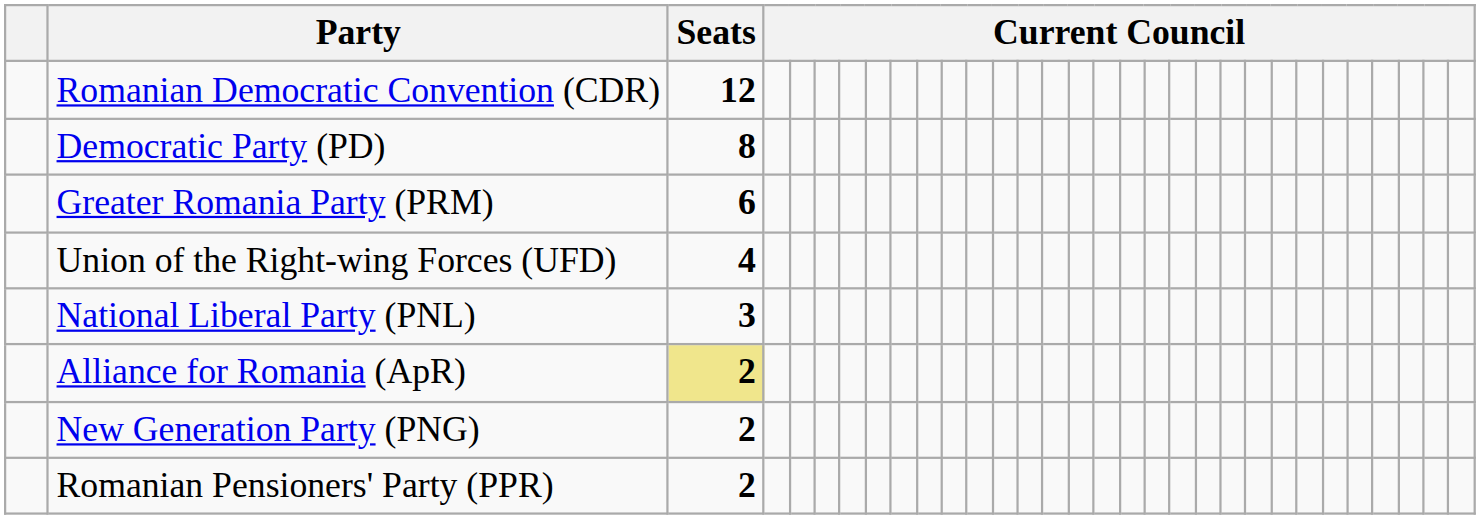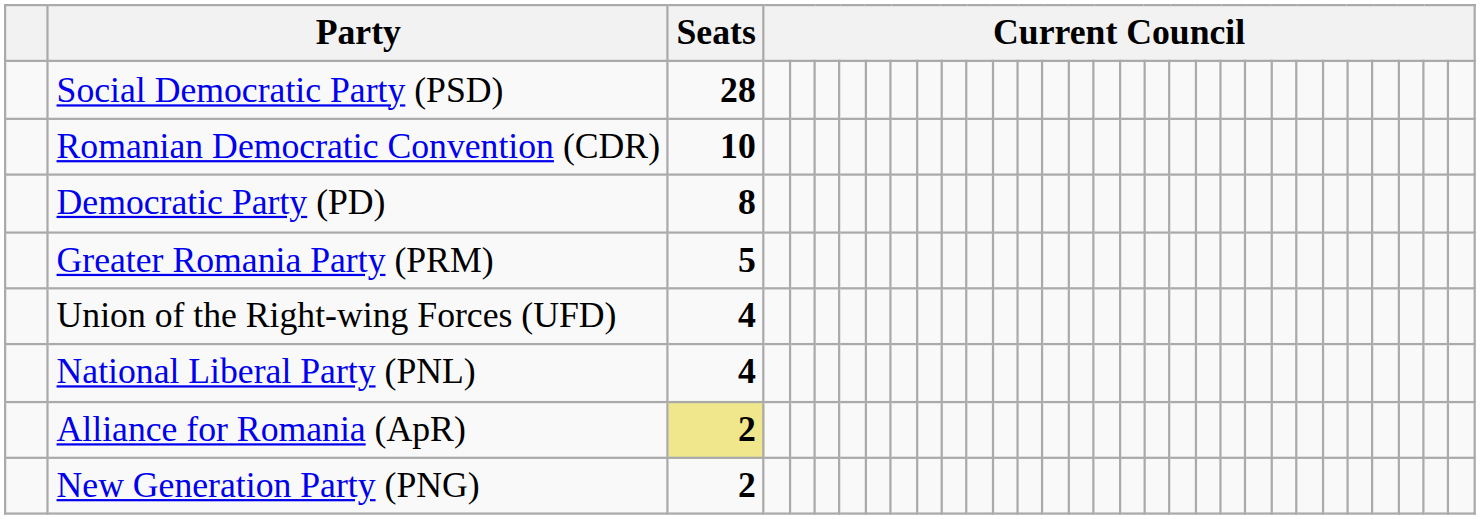+ row: (280, 89)
(738, 89) 12 -> (738, 145) 10
(747, 202) 6 -> (747, 259) 5
(747, 315) 3 -> (747, 372) 4
- row: (305, 485)
